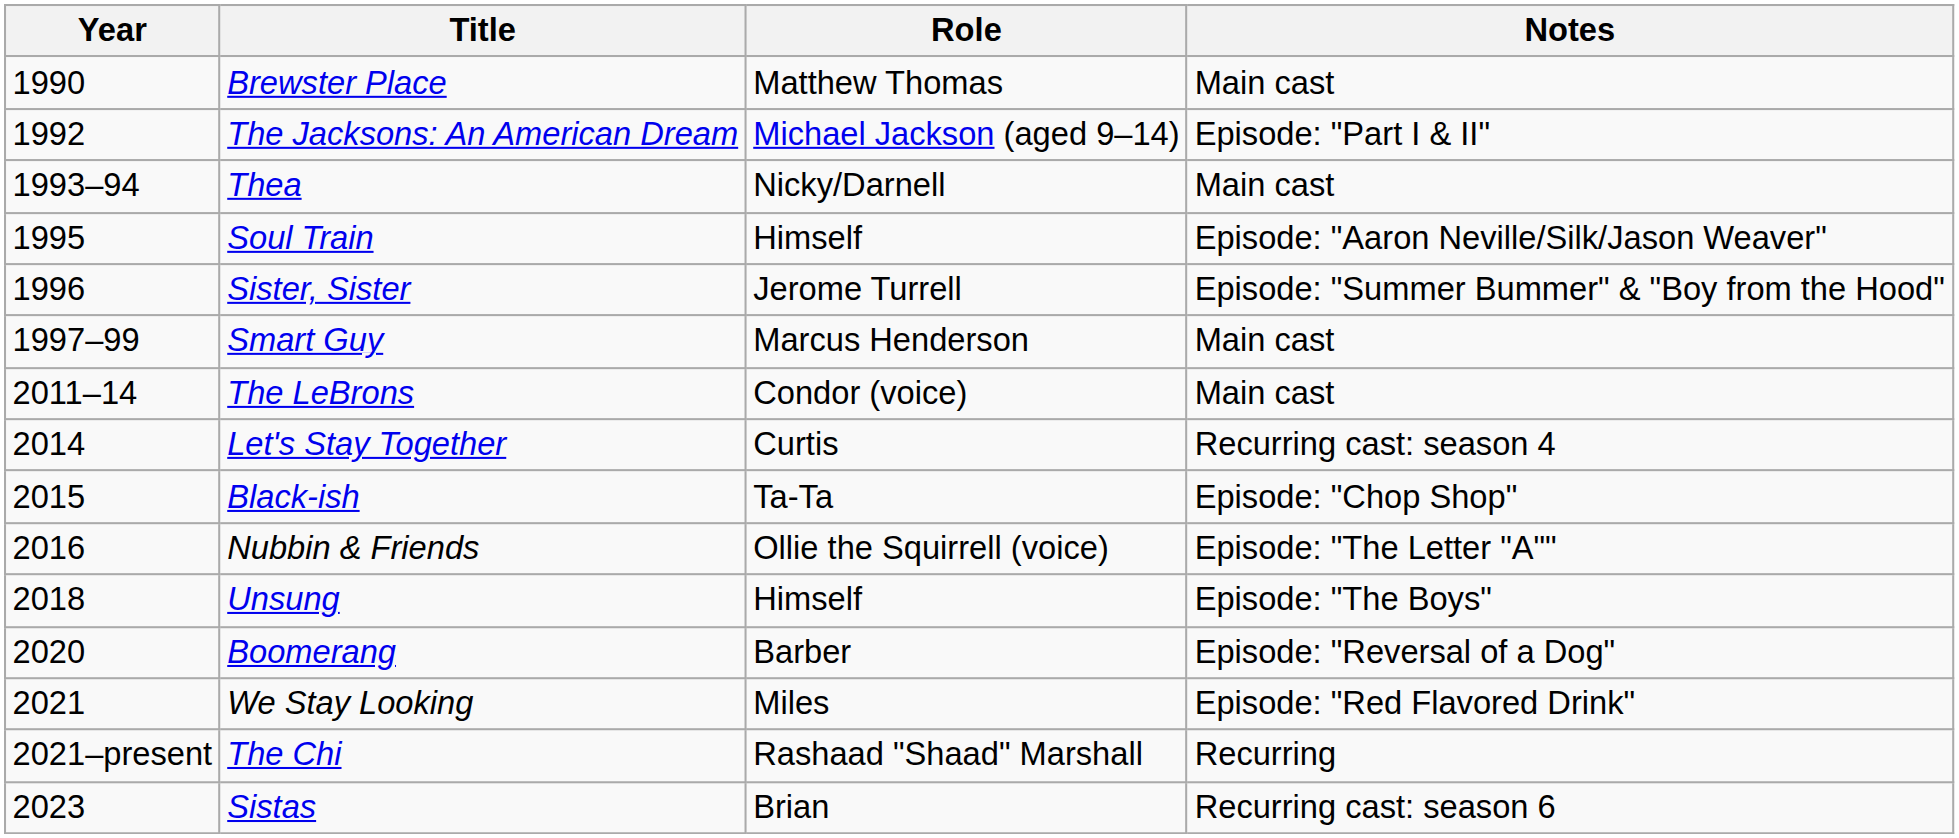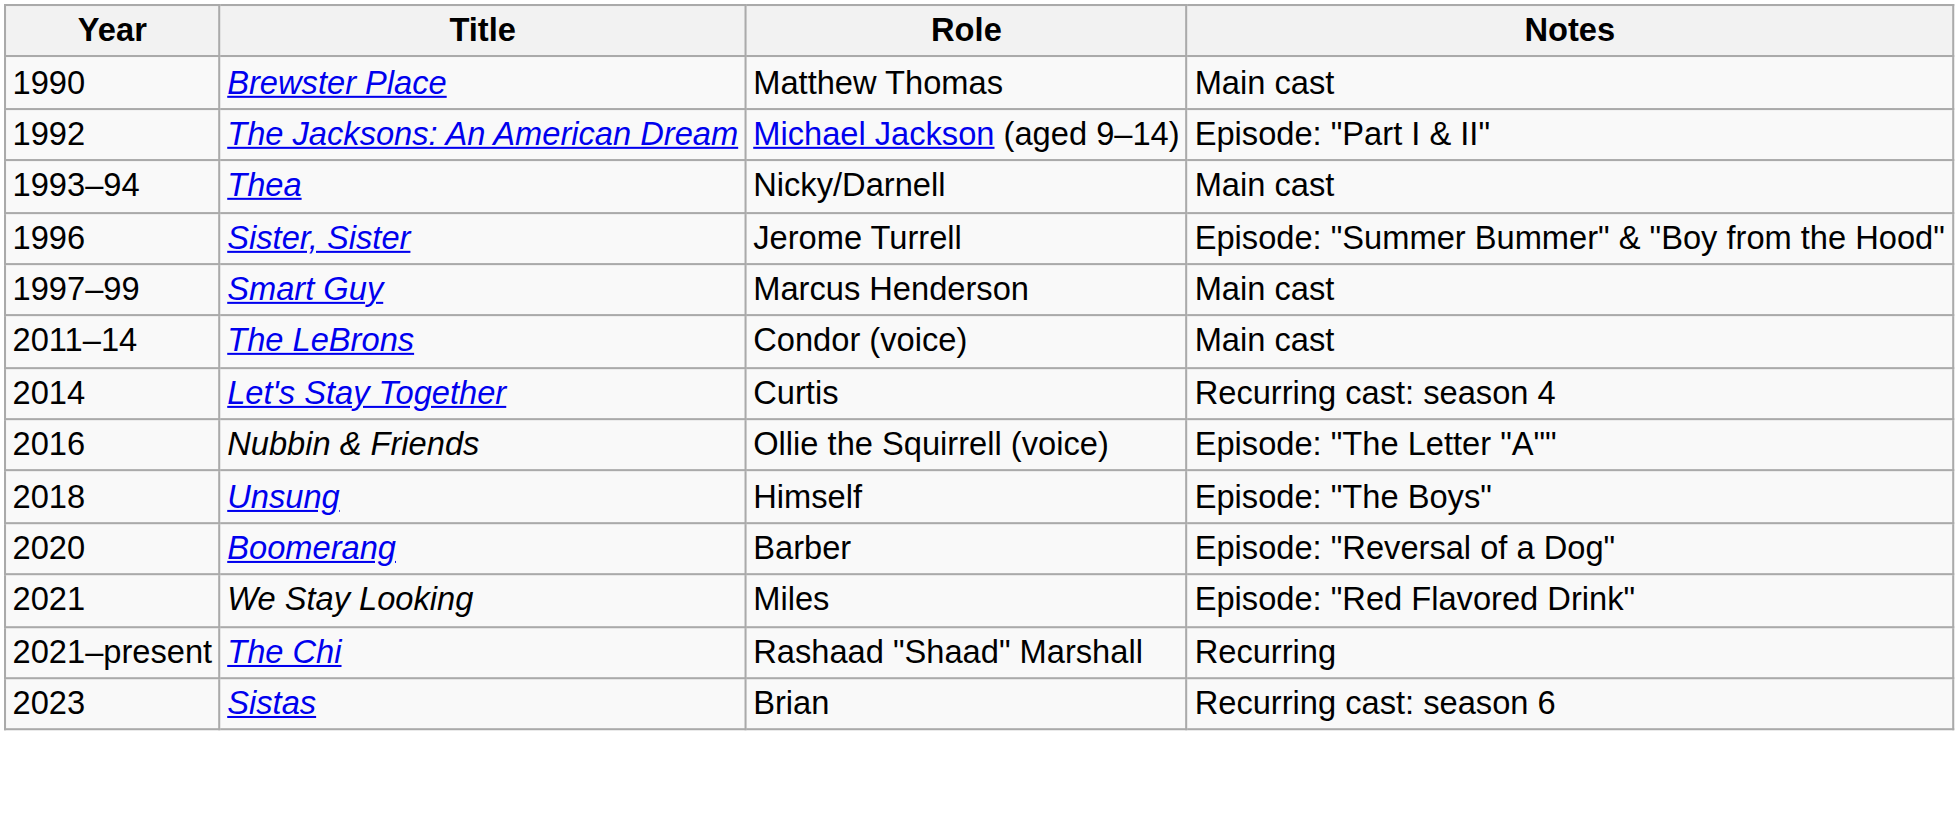- row: (300, 237)
- row: (293, 496)
